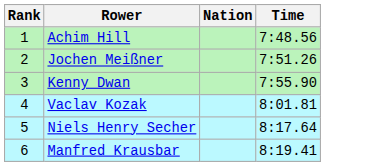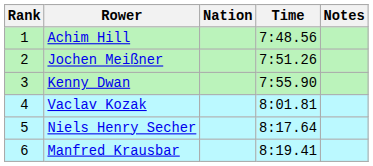+ column: (344, 16)
